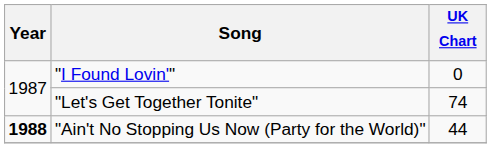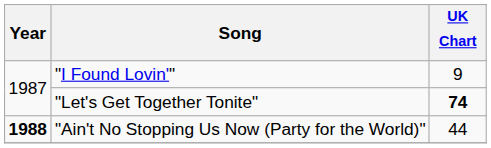(458, 74) 0 -> (458, 74) 9
(458, 101) normal -> (458, 101) bold
